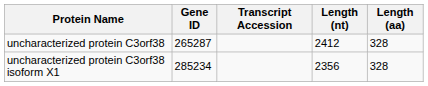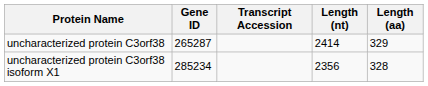(327, 43) 2412 -> (327, 43) 2414
(379, 43) 328 -> (379, 43) 329
